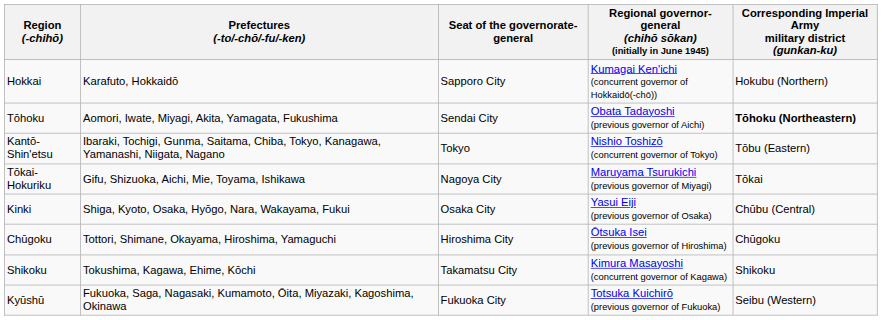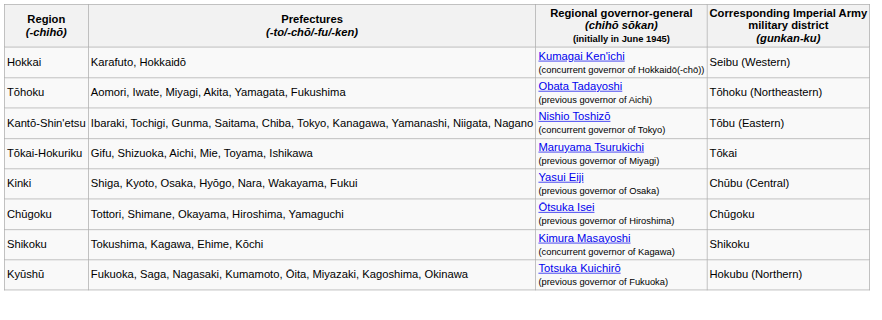- column: (513, 32)
(782, 81) Hokubu (Northern) -> (750, 62) Seibu (Western)
(796, 118) bold -> (766, 93) normal
(776, 300) Seibu (Western) -> (756, 275) Hokubu (Northern)
